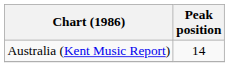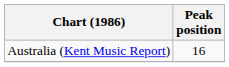(199, 51) 14 -> (199, 51) 16
